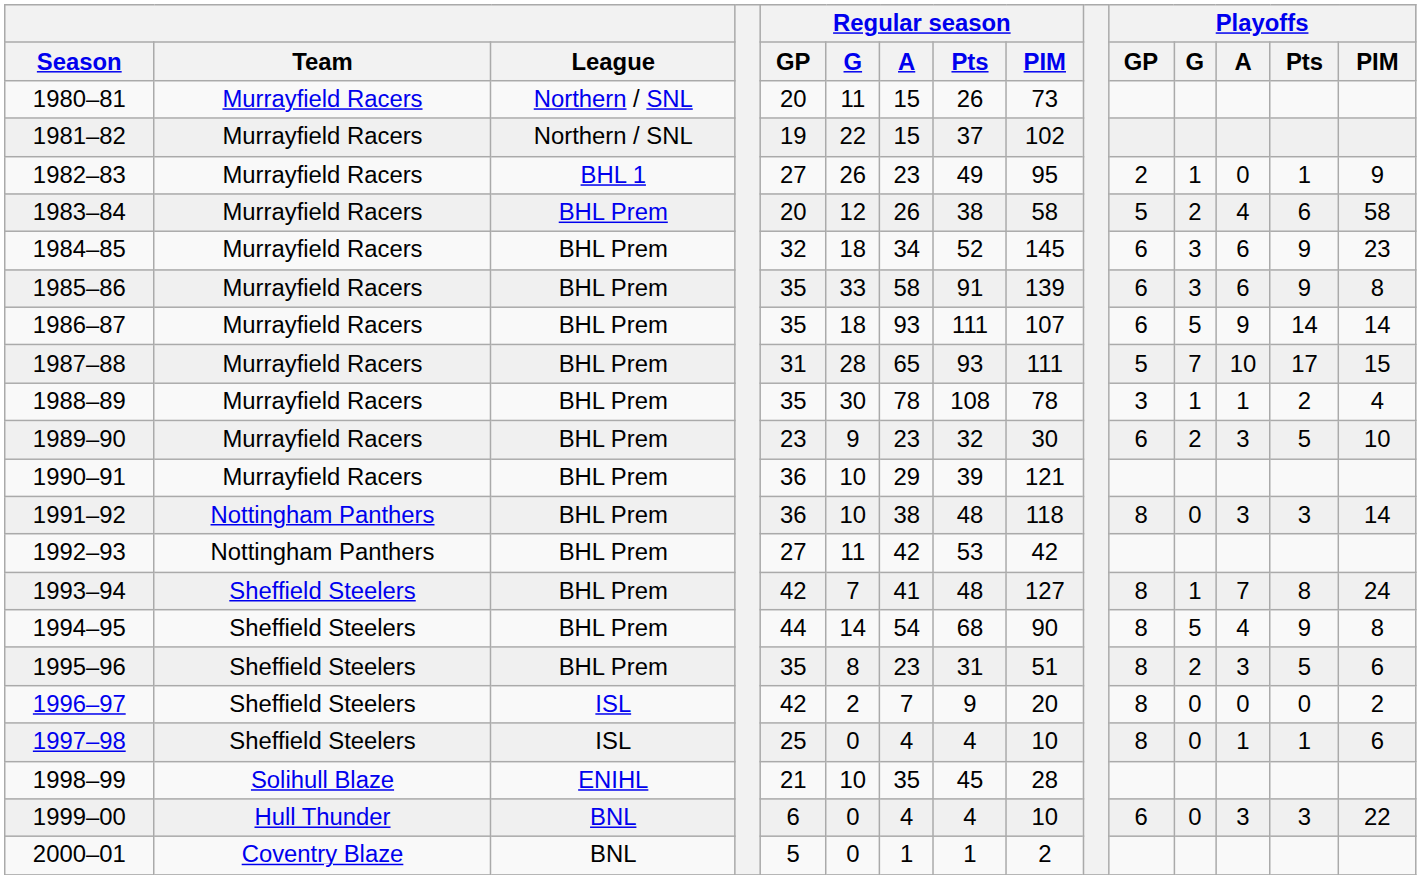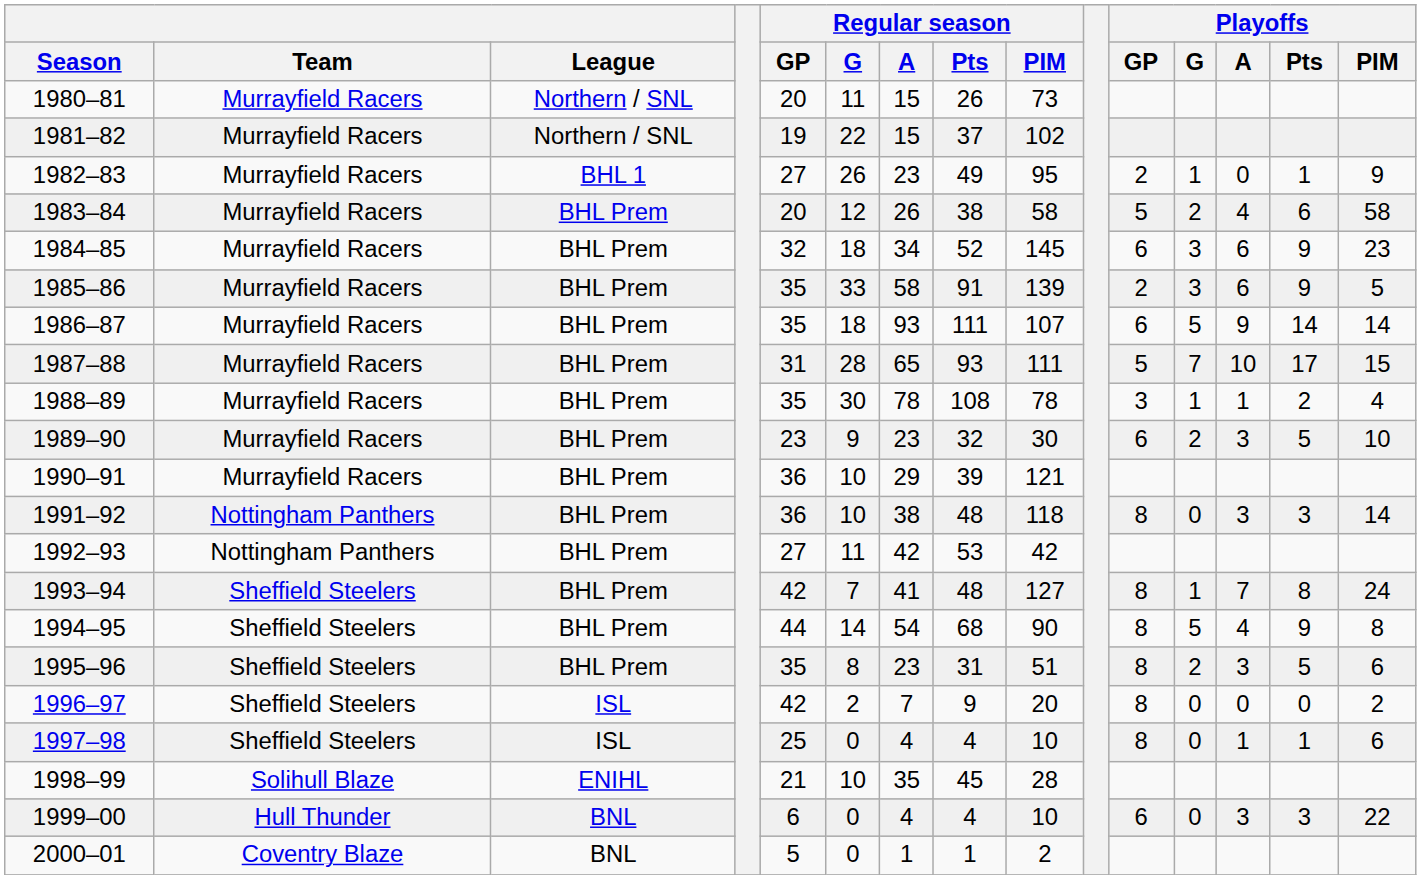(1141, 288) 6 -> (1141, 288) 2
(1377, 288) 8 -> (1377, 288) 5
